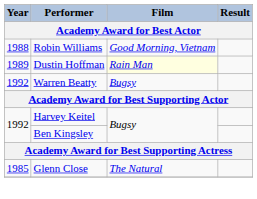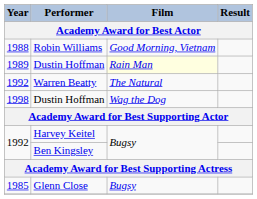(123, 82) Bugsy -> (136, 82) The Natural
+ row: (18, 99)
(136, 168) The Natural -> (123, 185) Bugsy
